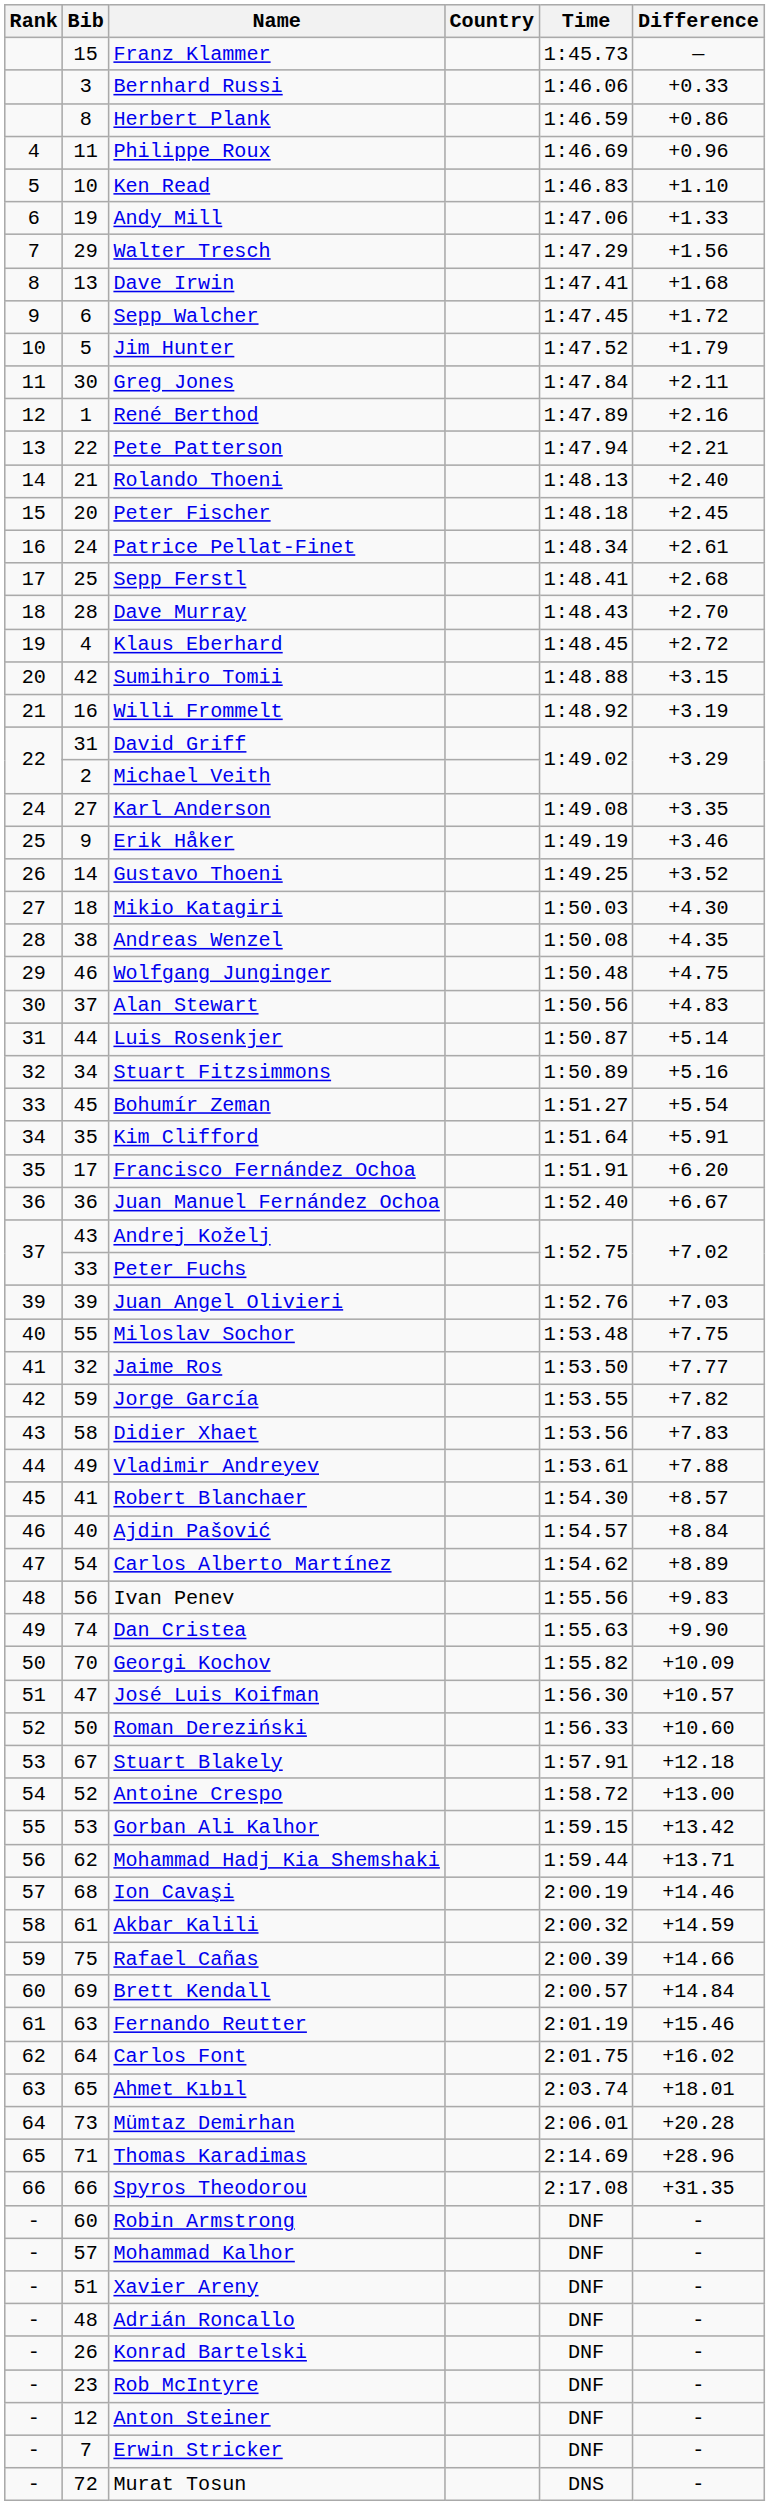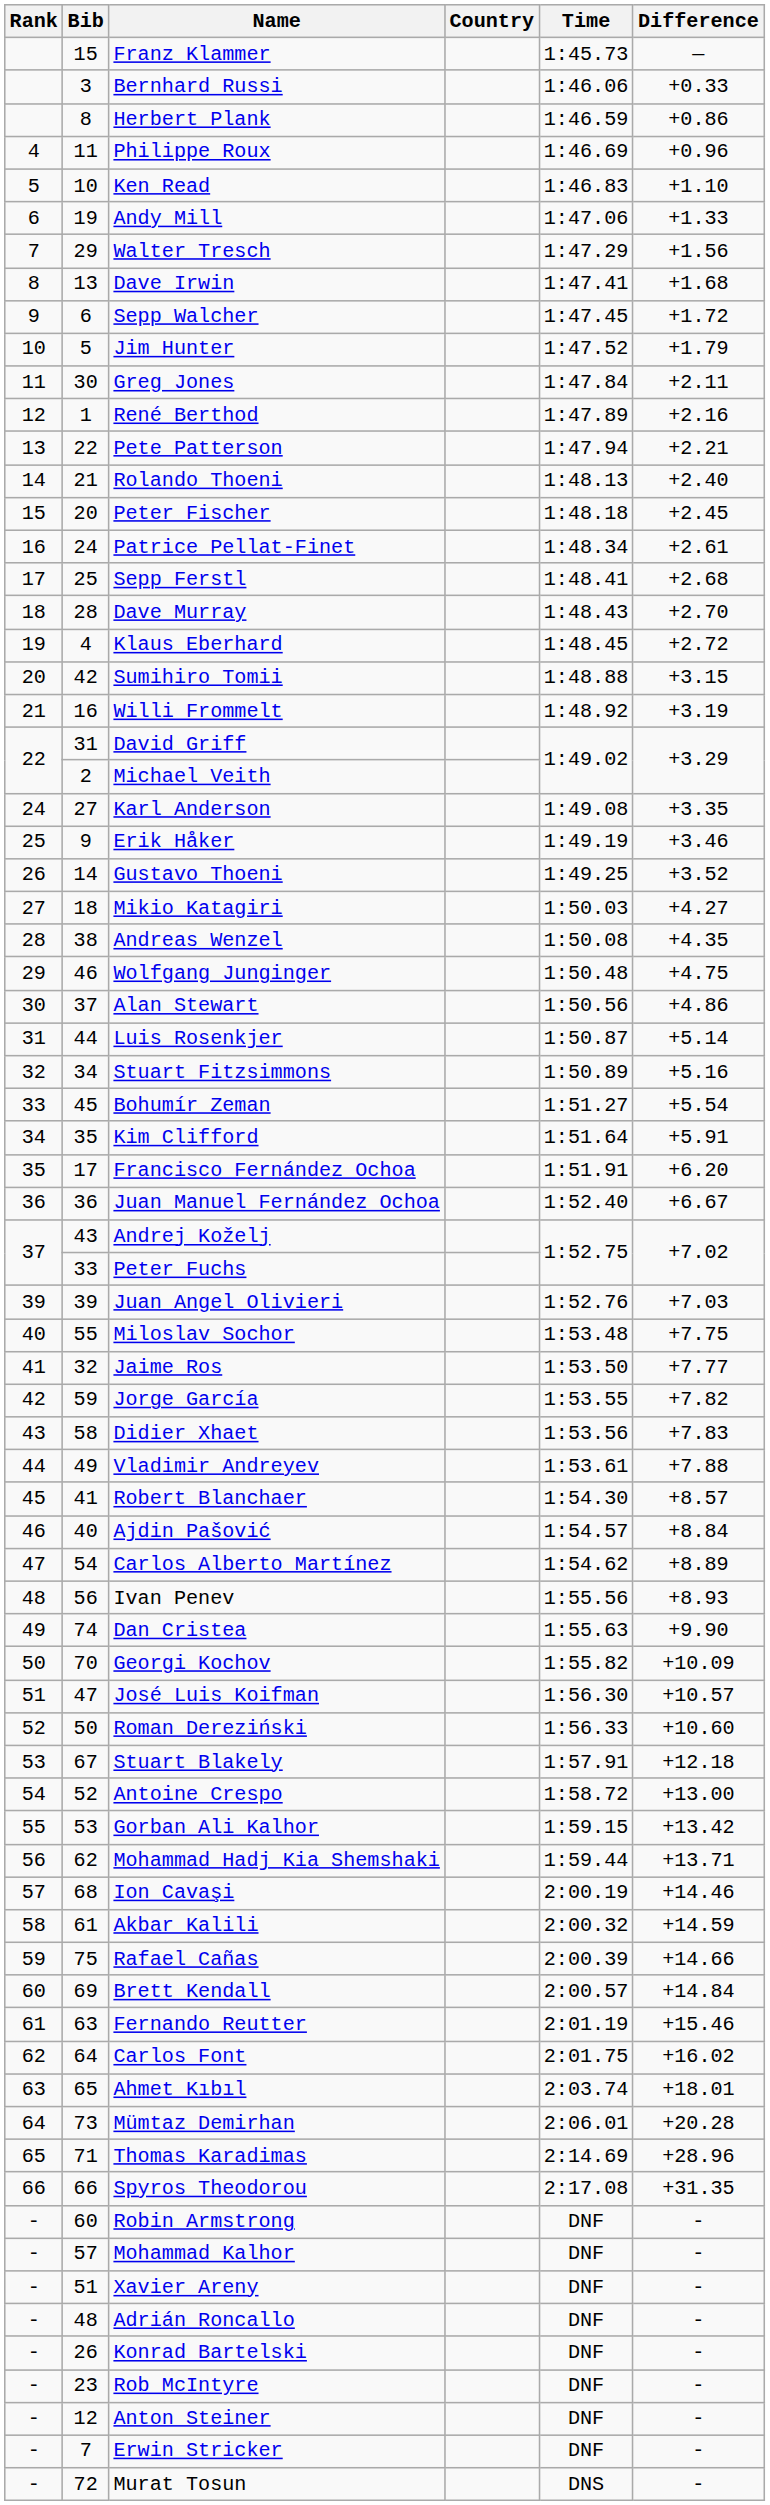(698, 908) +4.30 -> (698, 908) +4.27
(698, 1006) +4.83 -> (698, 1006) +4.86
(698, 1598) +9.83 -> (698, 1598) +8.93
